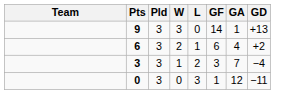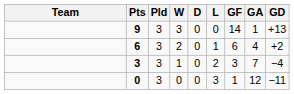+ column: (197, 13)
